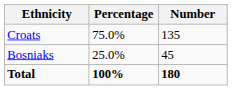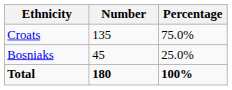columns swapped: (193, 14) <-> (124, 14)
